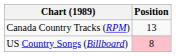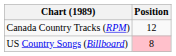(151, 28) 13 -> (151, 28) 12
